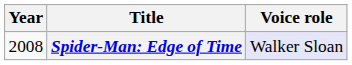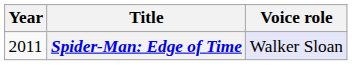(26, 45) 2008 -> (25, 45) 2011
